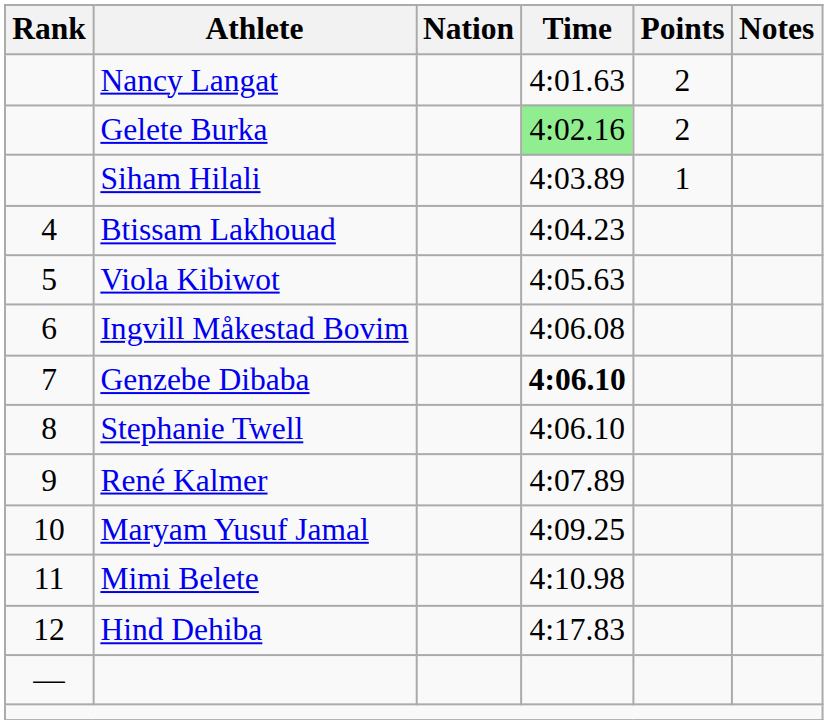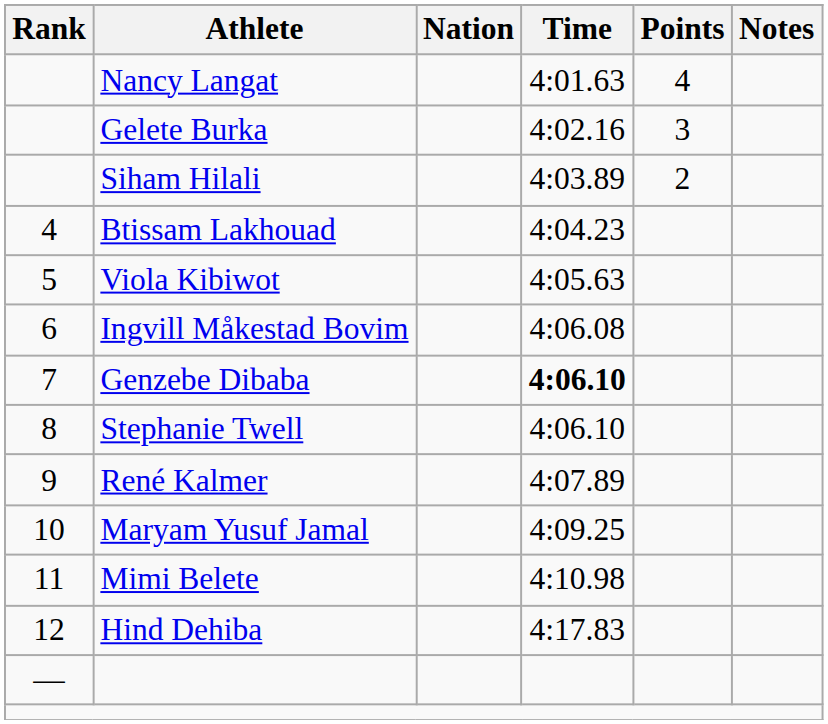(682, 79) 2 -> (682, 79) 4
(577, 129) lightgreen background -> (577, 129) no background
(682, 129) 2 -> (682, 129) 3
(682, 179) 1 -> (682, 179) 2
